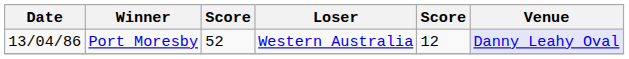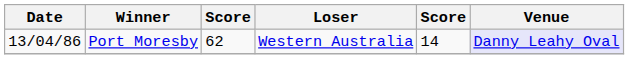(214, 42) 52 -> (214, 42) 62
(430, 42) 12 -> (430, 42) 14
